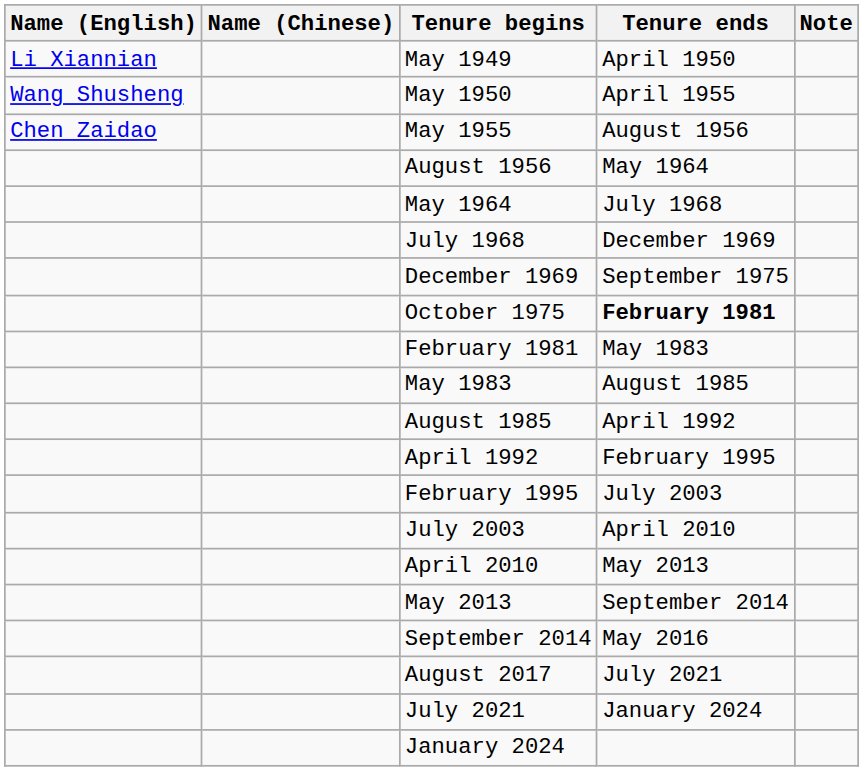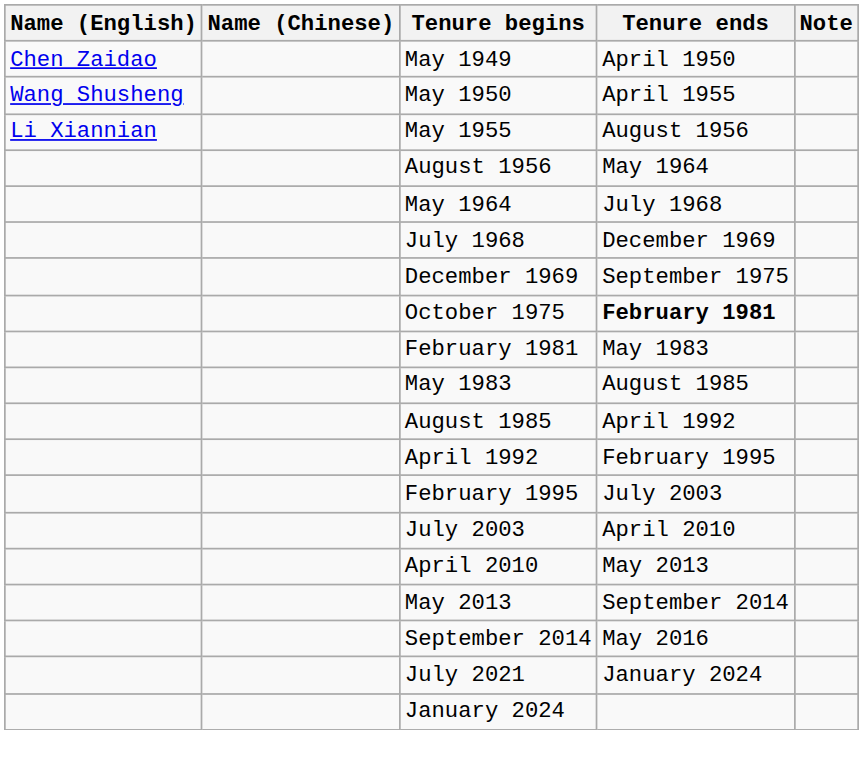(84, 59) Li Xiannian -> (84, 59) Chen Zaidao
(84, 132) Chen Zaidao -> (84, 132) Li Xiannian
- row: (478, 675)
